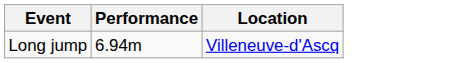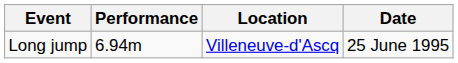+ column: (398, 18)
